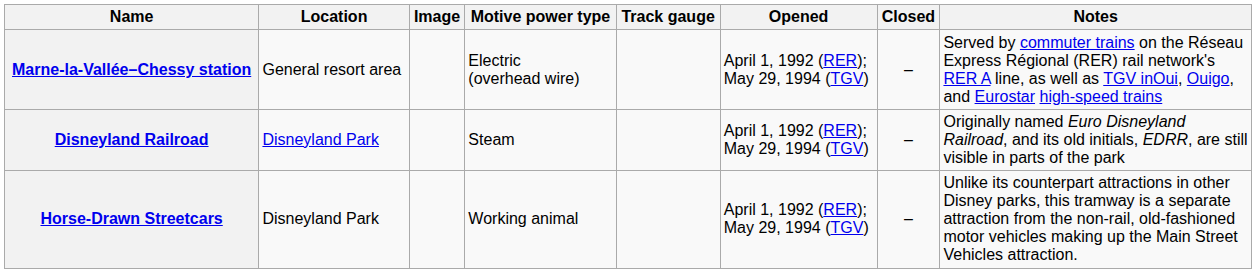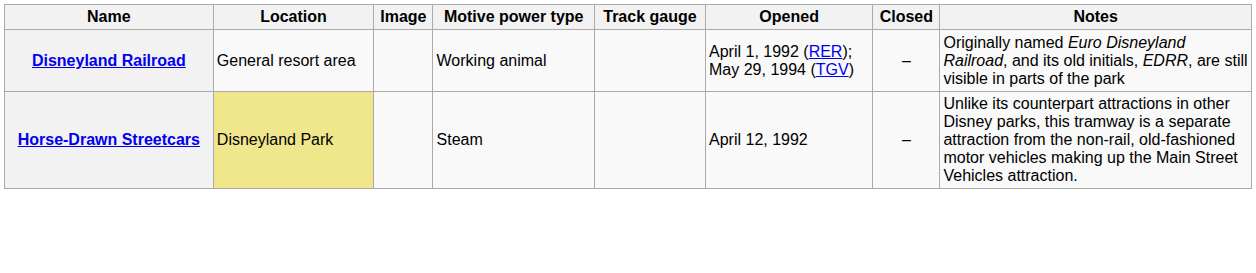- row: (132, 69)
(321, 139) Disneyland Park -> (286, 60) General resort area
(491, 139) Steam -> (492, 60) Working animal
(321, 219) no background -> (275, 139) khaki background
(523, 219) Working animal -> (460, 139) Steam
(796, 219) April 1, 1992 (RER); May 29, 1994 (TGV) -> (758, 139) April 12, 1992
